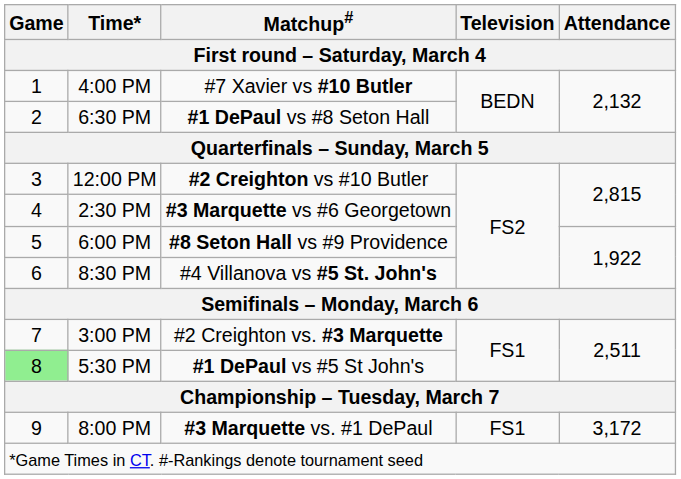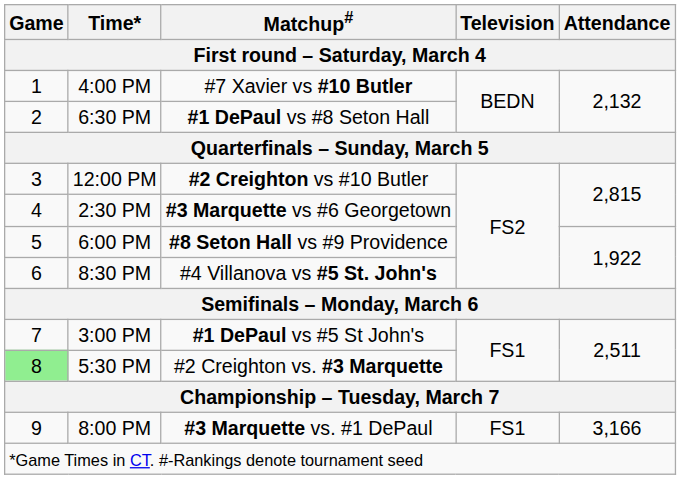(308, 335) #2 Creighton vs. #3 Marquette -> (308, 335) #1 DePaul vs #5 St John's
(308, 366) #1 DePaul vs #5 St John's -> (308, 366) #2 Creighton vs. #3 Marquette
(617, 428) 3,172 -> (617, 428) 3,166
